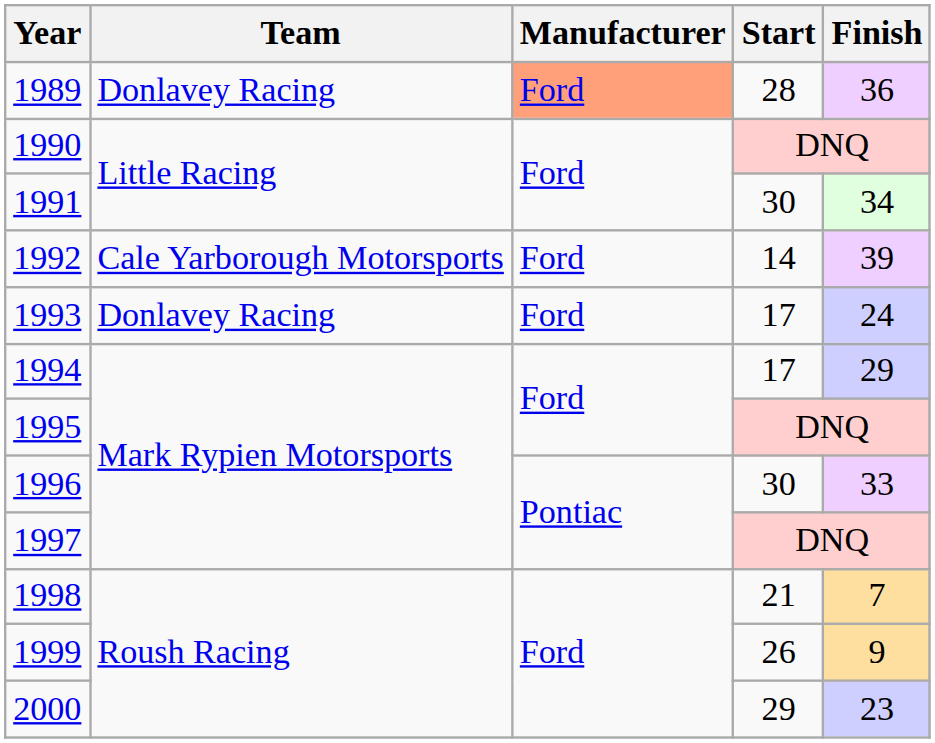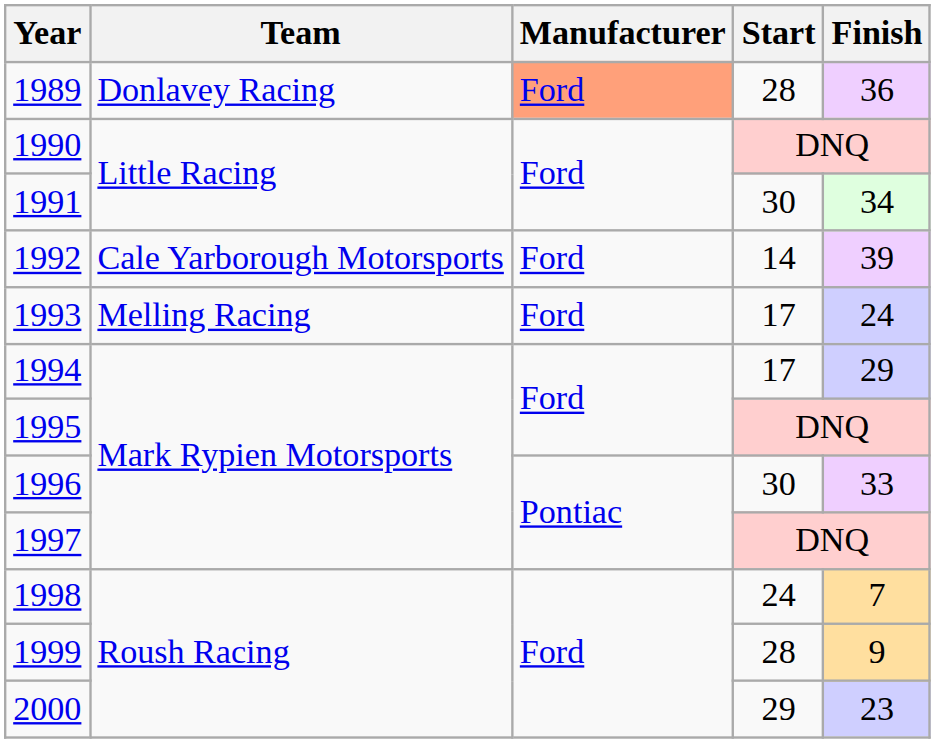(216, 314) Donlavey Racing -> (204, 314) Melling Racing
(779, 595) 21 -> (779, 595) 24
(779, 652) 26 -> (779, 652) 28
